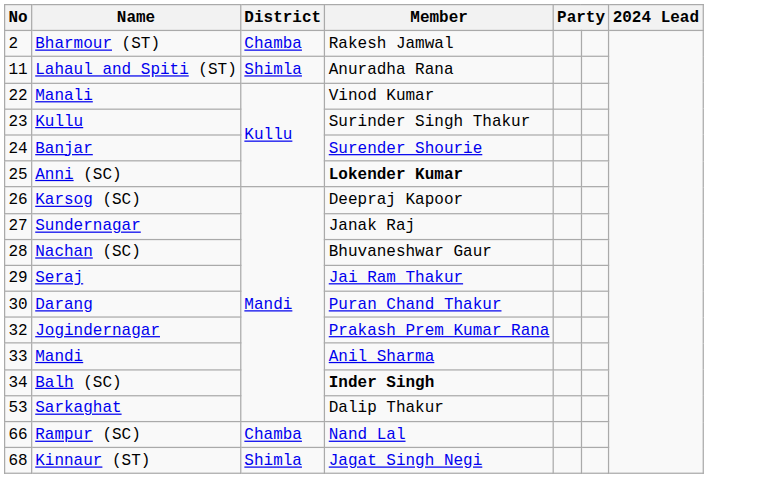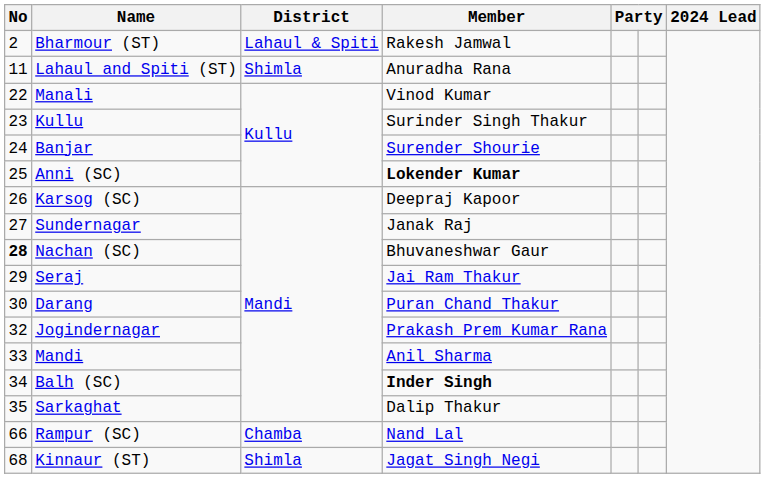(273, 44) Chamba -> (312, 44) Lahaul & Spiti
(18, 252) normal -> (18, 252) bold
(18, 409) 53 -> (18, 409) 35
